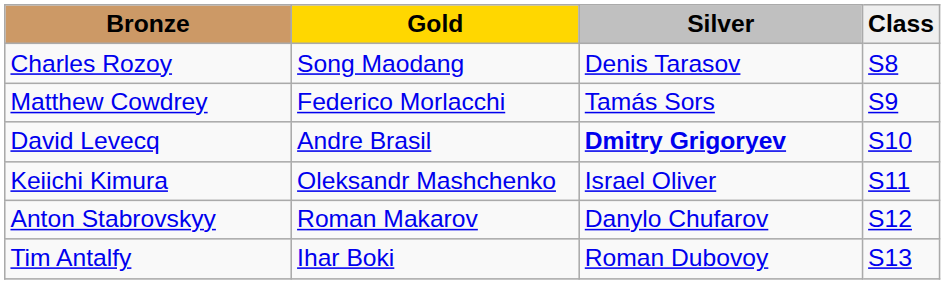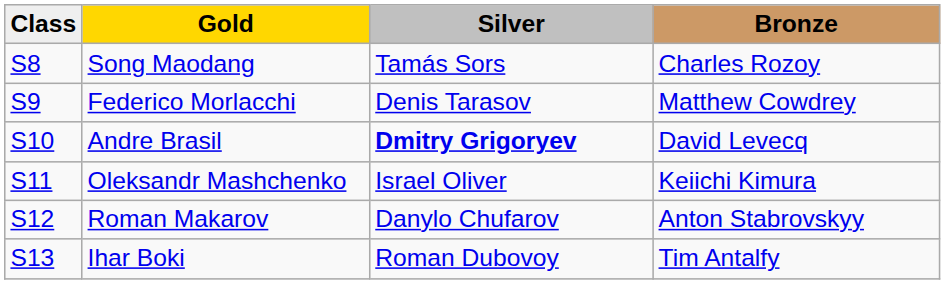columns swapped: (901, 24) <-> (148, 24)
(663, 63) Denis Tarasov -> (440, 63) Tamás Sors
(650, 102) Tamás Sors -> (453, 102) Denis Tarasov
